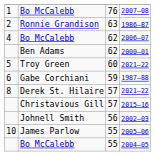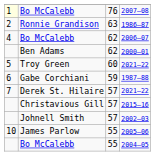(9, 11) no background -> (9, 11) lightyellow background
(9, 91) 8 -> (9, 91) 7
(113, 118) 56 -> (113, 118) 57
